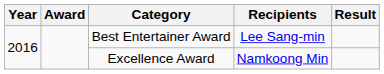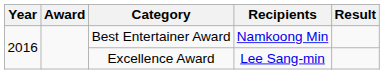(283, 36) Lee Sang-min -> (283, 36) Namkoong Min
(283, 58) Namkoong Min -> (283, 58) Lee Sang-min
